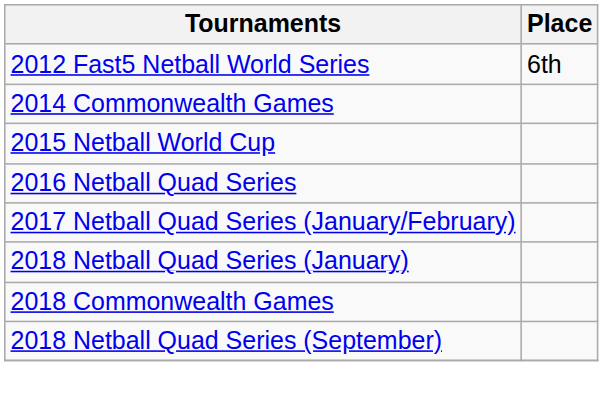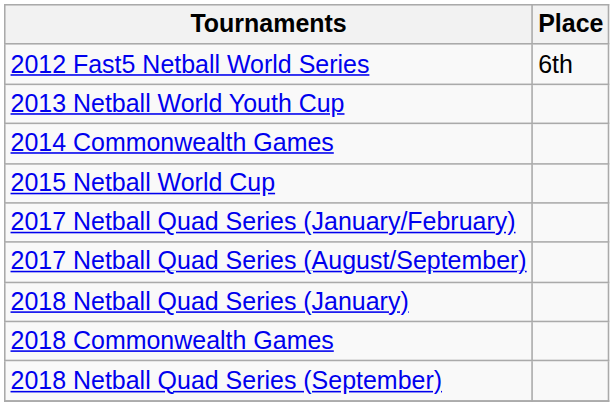+ row: (178, 103)
- row: (153, 182)
+ row: (269, 261)
